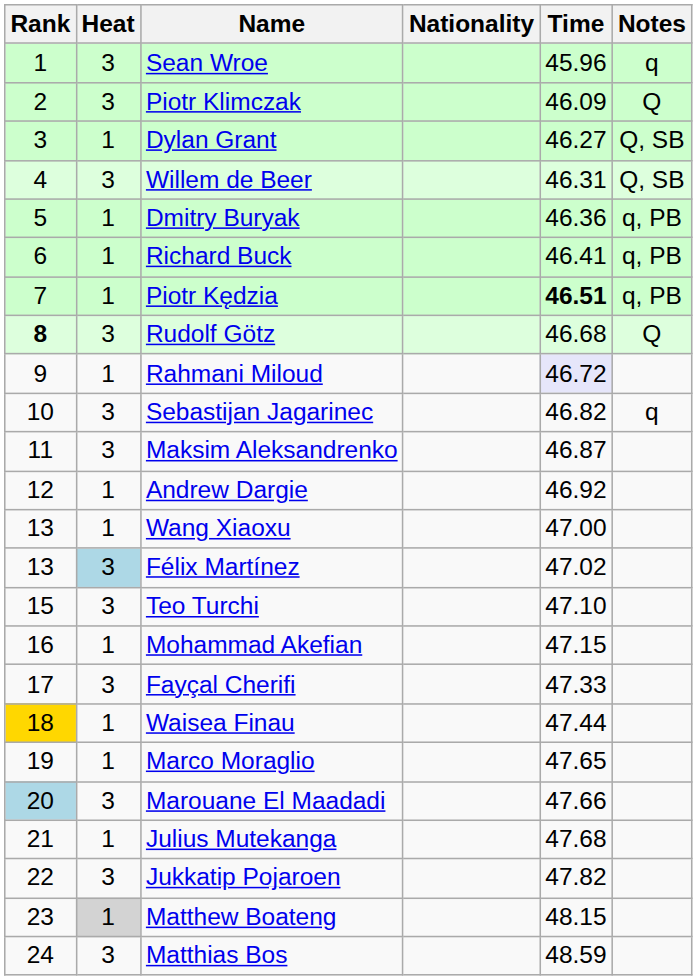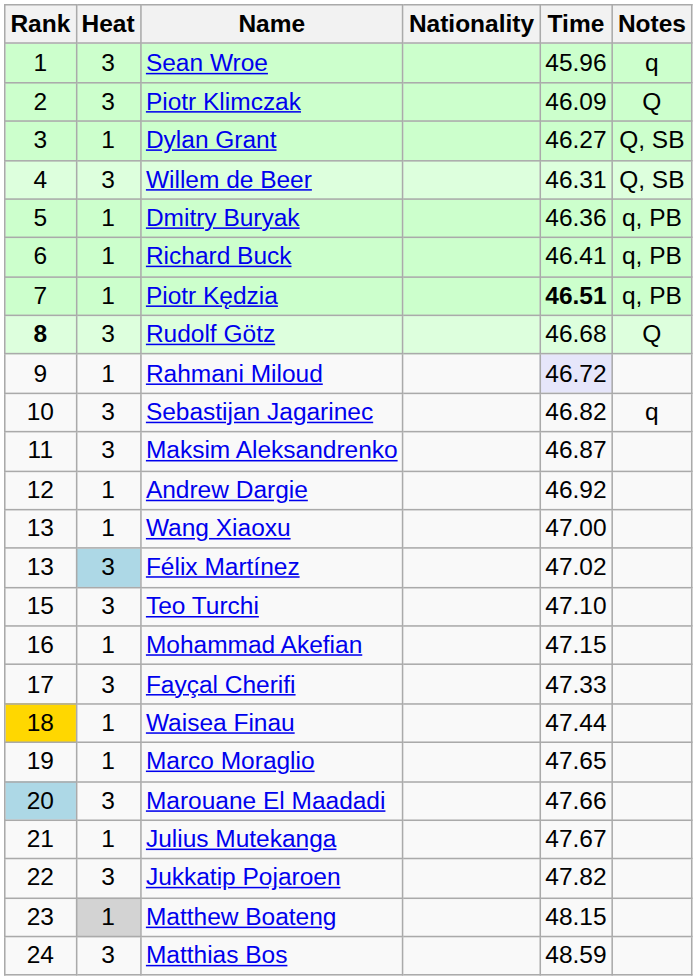(576, 839) 47.68 -> (576, 839) 47.67
